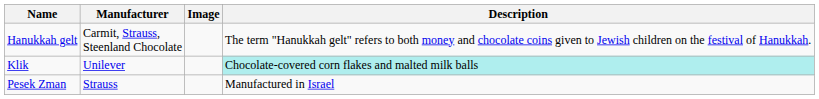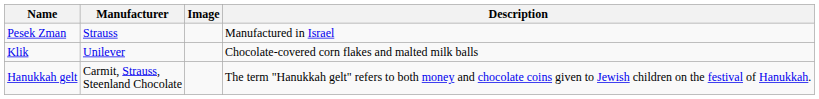rows swapped: (42, 39) <-> (37, 84)
(352, 65) paleturquoise background -> (352, 52) no background
